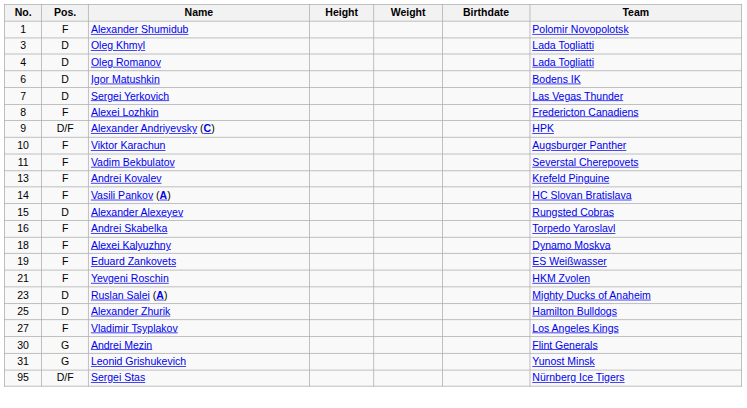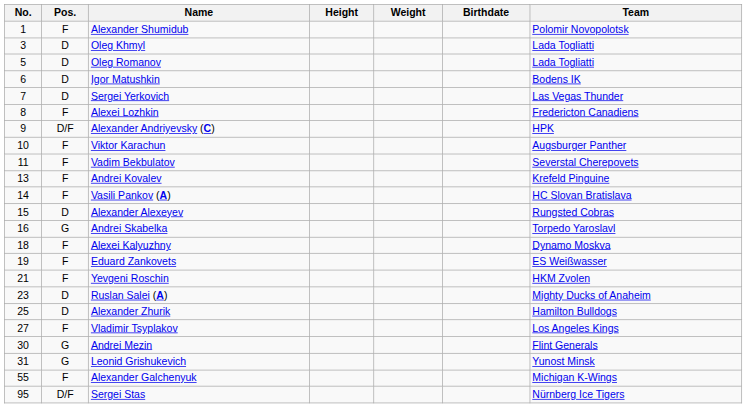(23, 63) 4 -> (23, 63) 5
(65, 229) F -> (65, 229) G
+ row: (144, 378)
